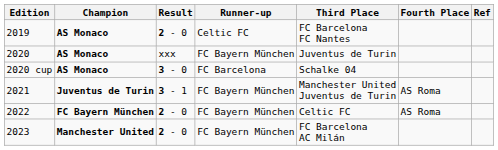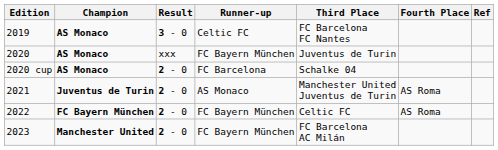(173, 33) 2 - 0 -> (173, 33) 3 - 0
(173, 69) 3 - 0 -> (173, 69) 2 - 0
(173, 90) 3 - 1 -> (173, 90) 2 - 0
(246, 90) FC Bayern München -> (223, 90) AS Monaco
